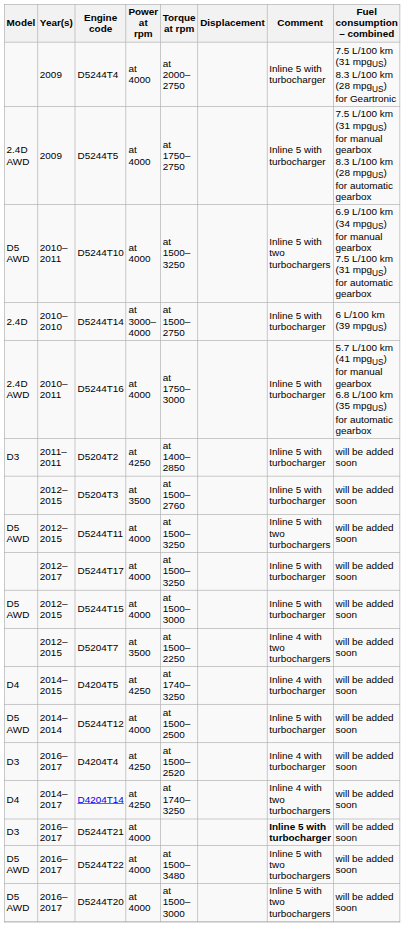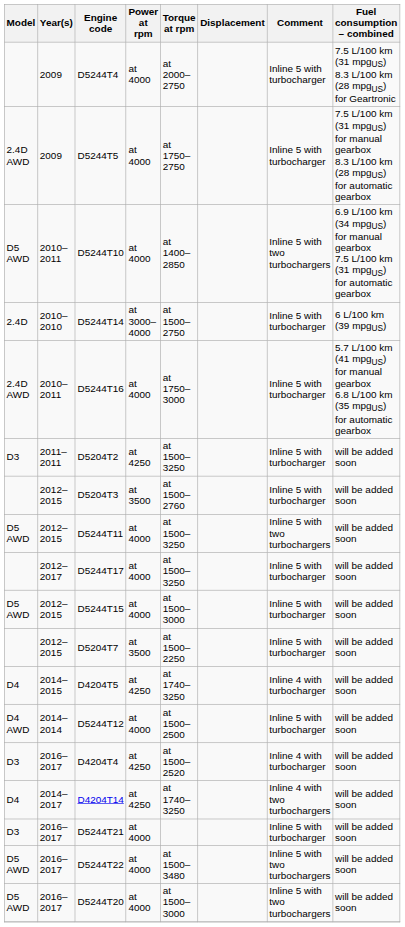(177, 253) at 1500–3250 -> (177, 253) at 1400–2850
(177, 457) at 1400–2850 -> (177, 457) at 1500–3250
(300, 647) Inline 4 with two turbochargers -> (297, 647) Inline 5 with turbocharger
(18, 723) D5 AWD -> (18, 723) D4 AWD
(300, 832) bold -> (297, 832) normal
